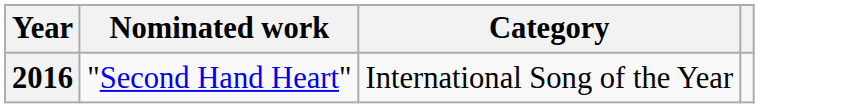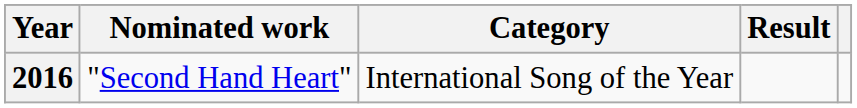+ column: (789, 28)
